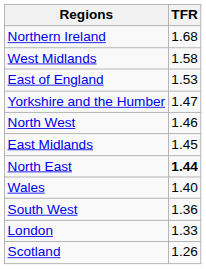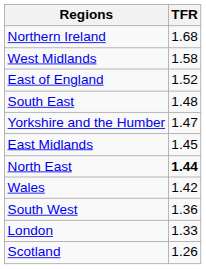(185, 79) 1.53 -> (185, 79) 1.52
+ row: (41, 101)
- row: (41, 123)
(185, 187) 1.40 -> (185, 187) 1.42
